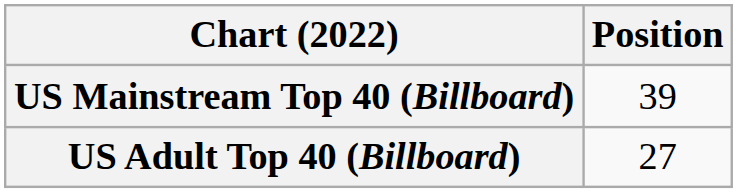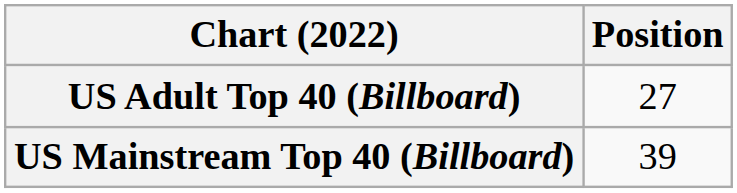rows swapped: (294, 156) <-> (294, 95)
